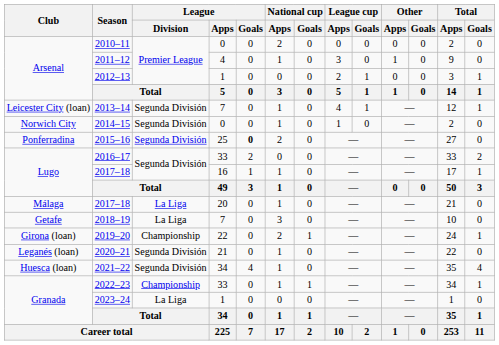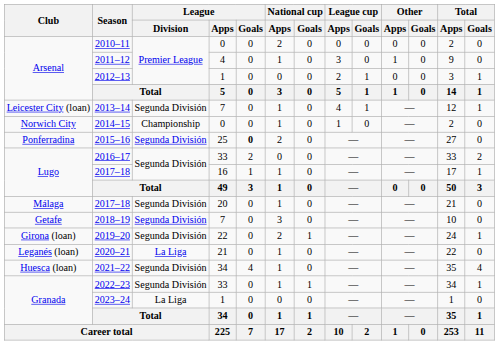(171, 124) Segunda División -> (171, 124) Championship
(171, 204) La Liga -> (171, 204) Segunda División
(171, 220) La Liga -> (171, 220) Segunda División
(171, 236) Championship -> (171, 236) Segunda División
(171, 252) Segunda División -> (171, 252) La Liga
(171, 284) Championship -> (171, 284) Segunda División
